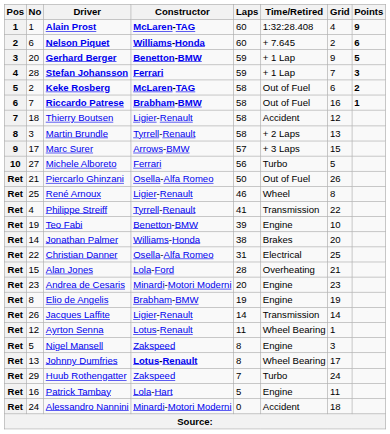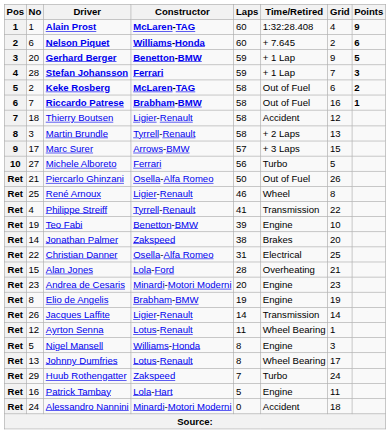(167, 239) Williams-Honda -> (154, 239) Zakspeed
(154, 346) Zakspeed -> (167, 346) Williams-Honda
(165, 361) bold -> (163, 361) normal
